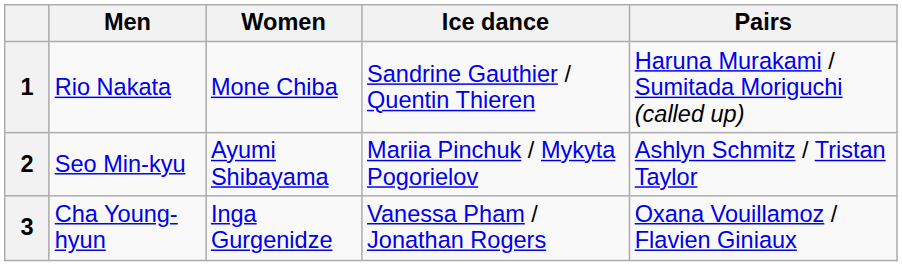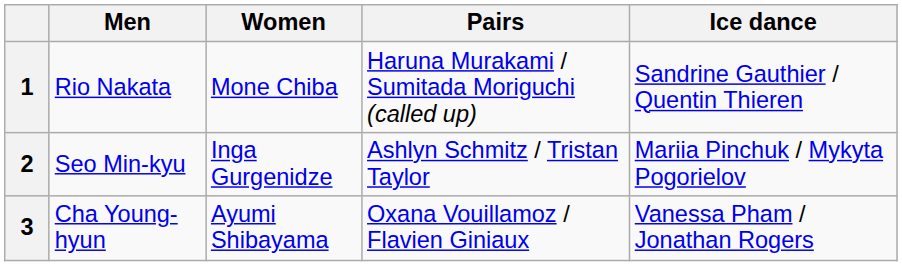columns swapped: (763, 23) <-> (495, 23)
(270, 163) Ayumi Shibayama -> (272, 163) Inga Gurgenidze
(272, 227) Inga Gurgenidze -> (270, 227) Ayumi Shibayama
